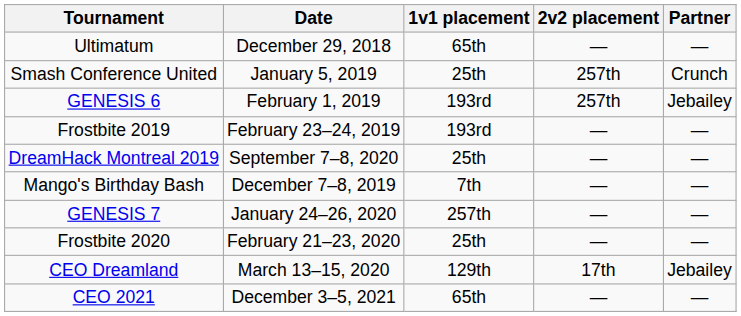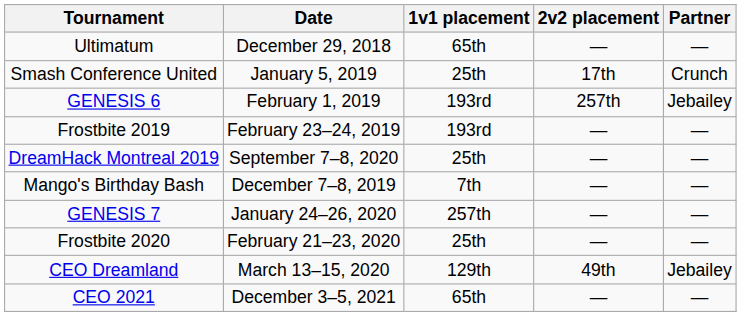(598, 74) 257th -> (598, 74) 17th
(598, 269) 17th -> (598, 269) 49th
